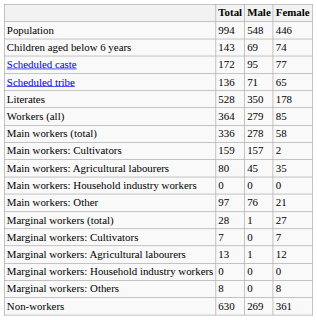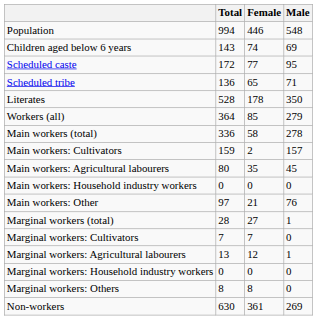columns swapped: (259, 13) <-> (293, 13)
